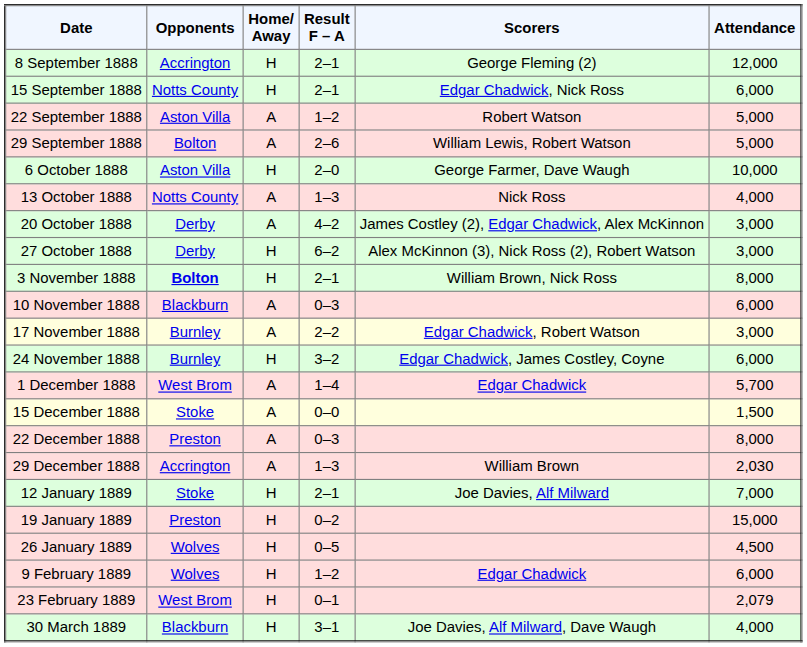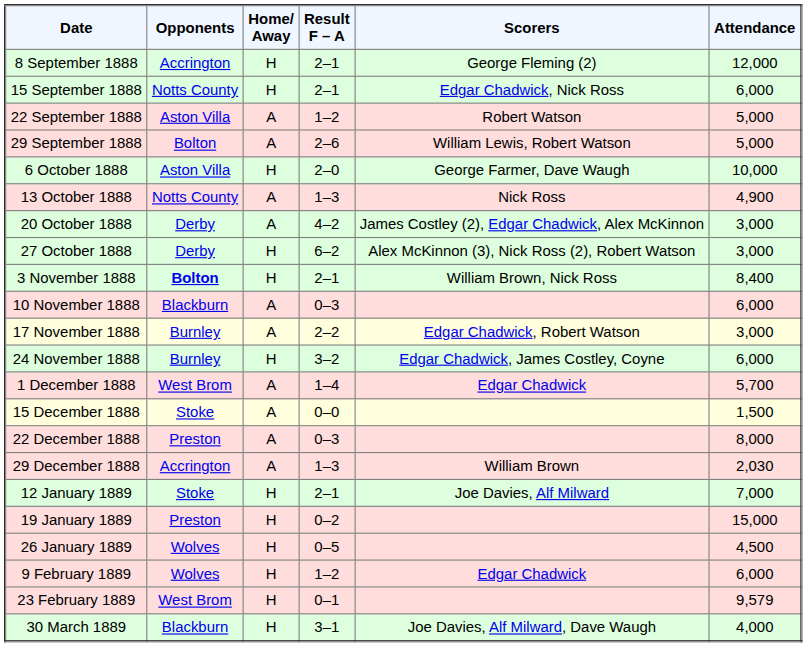(755, 197) 4,000 -> (755, 197) 4,900
(755, 278) 8,000 -> (755, 278) 8,400
(755, 600) 2,079 -> (755, 600) 9,579
